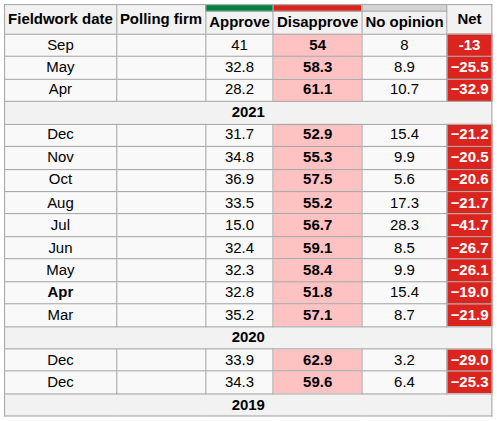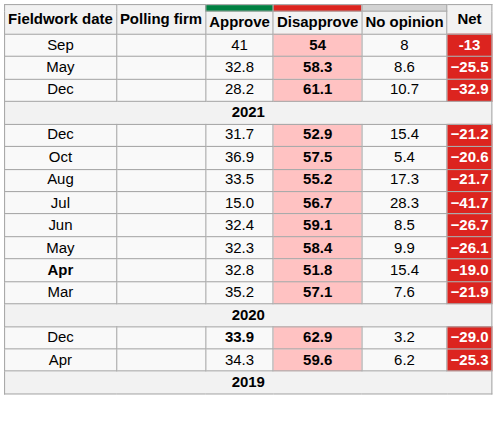(405, 67) 8.9 -> (405, 67) 8.6
(60, 89) Apr -> (60, 89) Dec
- row: (318, 157)
(405, 179) 5.6 -> (405, 157) 5.4
(405, 314) 8.7 -> (405, 292) 7.6
(240, 359) normal -> (240, 337) bold
(60, 382) Dec -> (60, 359) Apr
(405, 382) 6.4 -> (405, 359) 6.2
